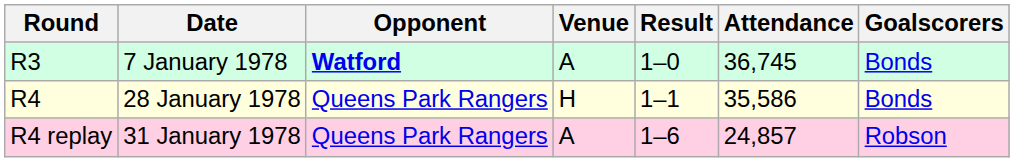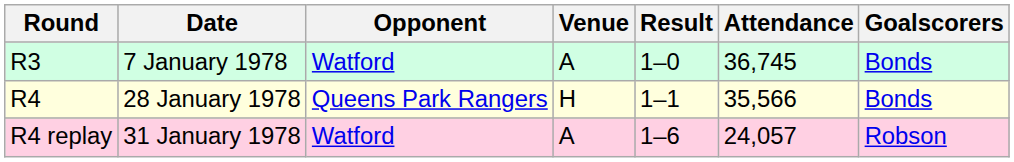(356, 61) bold -> (353, 61) normal
(760, 99) 35,586 -> (760, 99) 35,566
(430, 136) Queens Park Rangers -> (353, 136) Watford
(760, 136) 24,857 -> (760, 136) 24,057
